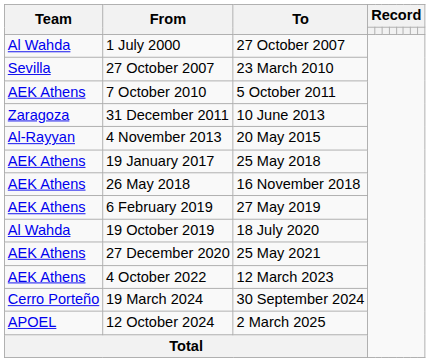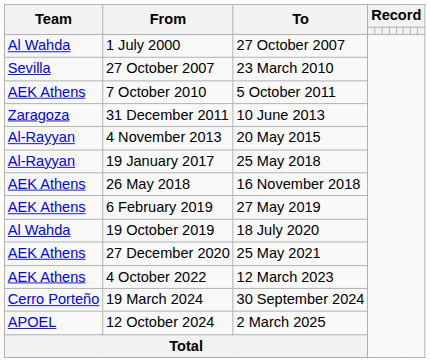(47, 161) AEK Athens -> (41, 161) Al-Rayyan
